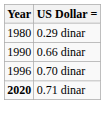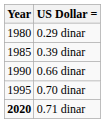+ row: (61, 52)
(19, 71) 1996 -> (19, 90) 1995
